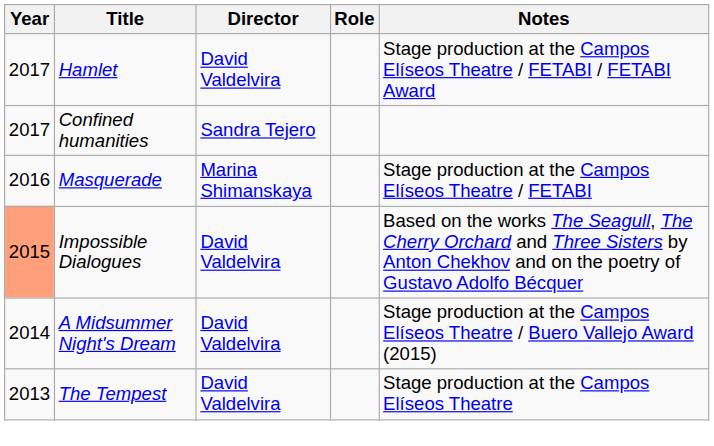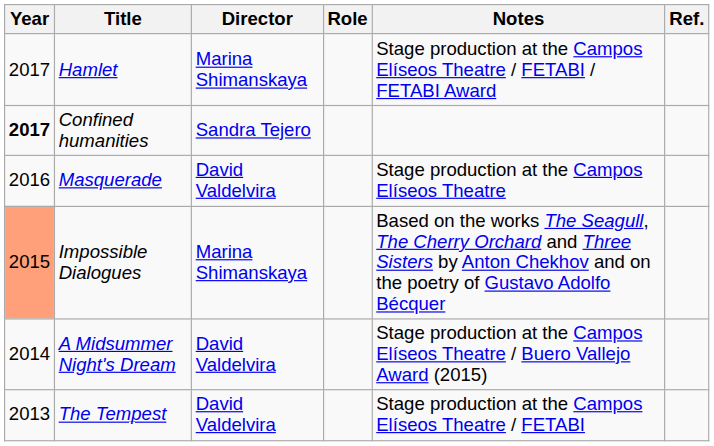+ column: (687, 19)
(240, 69) David Valdelvira -> (251, 69) Marina Shimanskaya
(30, 130) normal -> (30, 130) bold
(256, 180) Marina Shimanskaya -> (236, 180) David Valdelvira
(516, 180) Stage production at the Campos Elíseos Theatre / FETABI -> (509, 180) Stage production at the Campos Elíseos Theatre
(240, 251) David Valdelvira -> (251, 262) Marina Shimanskaya
(516, 394) Stage production at the Campos Elíseos Theatre -> (509, 415) Stage production at the Campos Elíseos Theatre / FETABI
